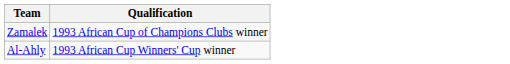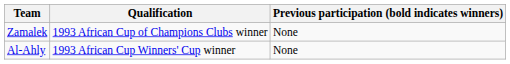+ column: (388, 13)
